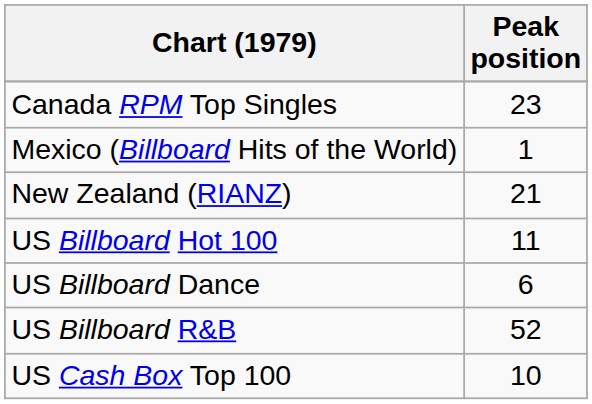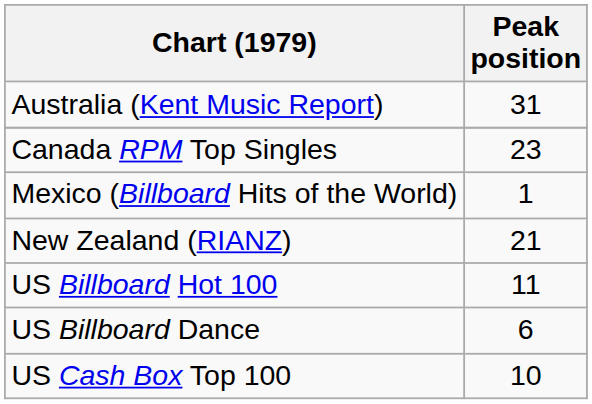+ row: (197, 104)
- row: (124, 330)
